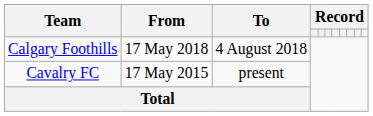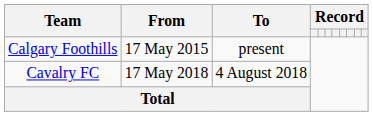(166, 49) 17 May 2018 -> (166, 49) 17 May 2015
(261, 49) 4 August 2018 -> (261, 49) present
(166, 73) 17 May 2015 -> (166, 73) 17 May 2018
(261, 73) present -> (261, 73) 4 August 2018
